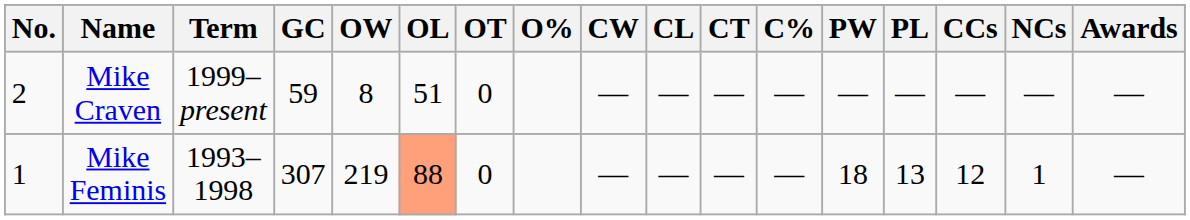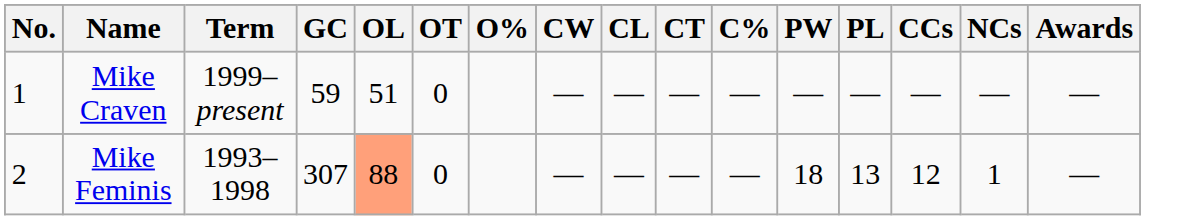- column: (366, 28)
(19, 92) 2 -> (19, 92) 1
(19, 173) 1 -> (19, 173) 2
